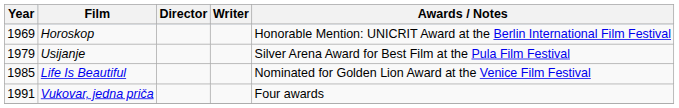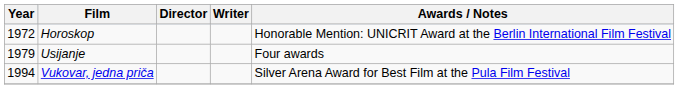(21, 34) 1969 -> (21, 34) 1972
(412, 53) Silver Arena Award for Best Film at the Pula Film Festival -> (289, 53) Four awards
- row: (83, 73)
(21, 93) 1991 -> (21, 73) 1994
(289, 93) Four awards -> (412, 73) Silver Arena Award for Best Film at the Pula Film Festival
